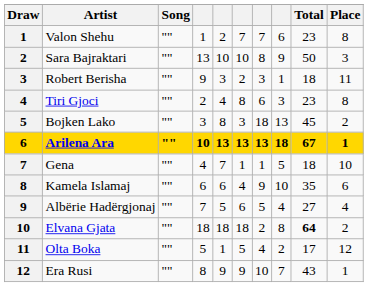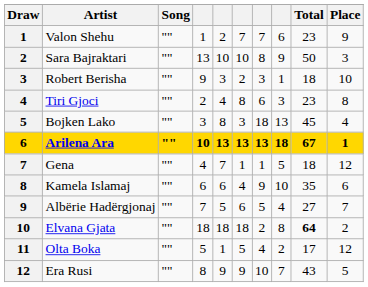(345, 36) 8 -> (345, 36) 9
(345, 79) 11 -> (345, 79) 10
(345, 121) 2 -> (345, 121) 4
(345, 164) 10 -> (345, 164) 12
(345, 206) 4 -> (345, 206) 7
(345, 270) 1 -> (345, 270) 5
